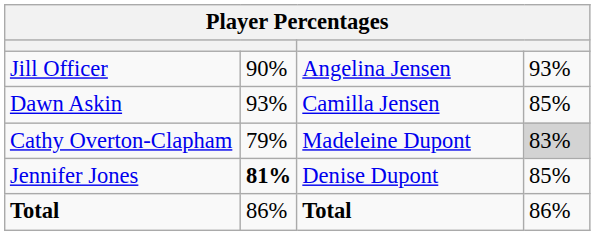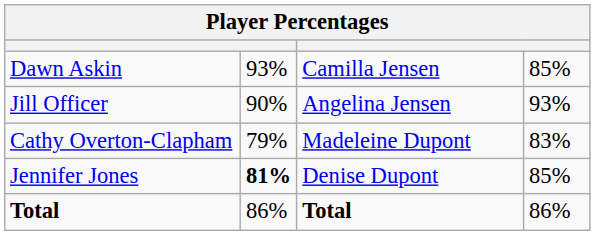rows swapped: (66, 104) <-> (59, 68)
(550, 140) lightgrey background -> (550, 140) no background
